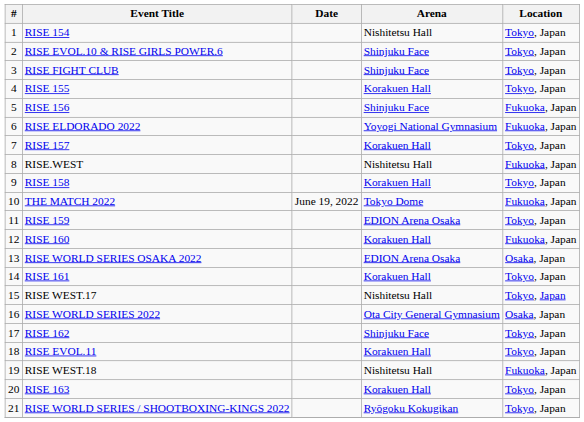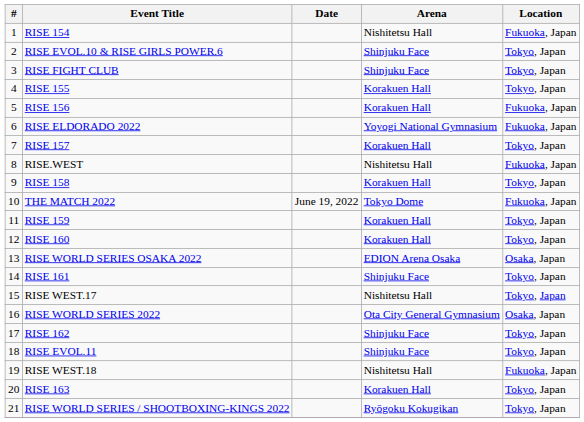(535, 33) Tokyo, Japan -> (541, 33) Fukuoka, Japan
(396, 108) Shinjuku Face -> (397, 108) Korakuen Hall
(412, 220) EDION Arena Osaka -> (397, 220) Korakuen Hall
(541, 239) Fukuoka, Japan -> (535, 239) Tokyo, Japan
(397, 276) Korakuen Hall -> (396, 276) Shinjuku Face
(397, 351) Korakuen Hall -> (396, 351) Shinjuku Face
